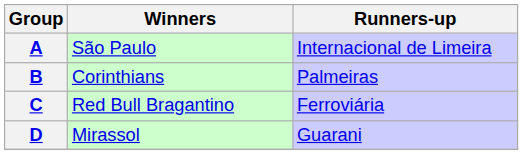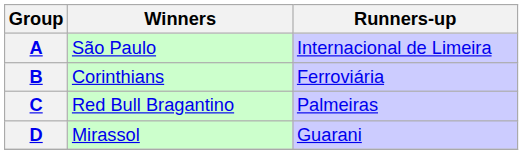(337, 76) Palmeiras -> (340, 76) Ferroviária
(340, 105) Ferroviária -> (337, 105) Palmeiras
